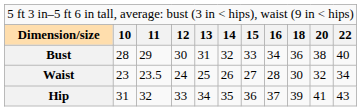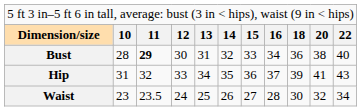(146, 55) normal -> (146, 55) bold
rows swapped: (59, 75) <-> (59, 95)
